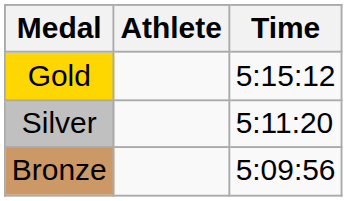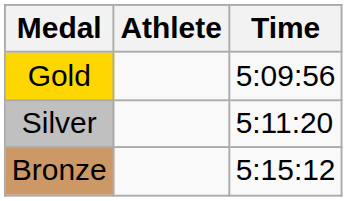(286, 75) 5:15:12 -> (286, 75) 5:09:56
(286, 170) 5:09:56 -> (286, 170) 5:15:12
